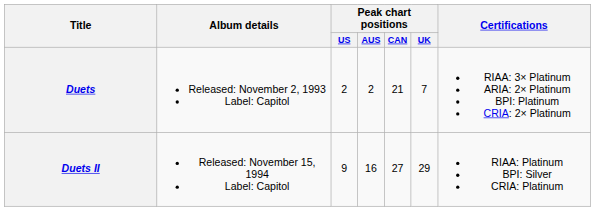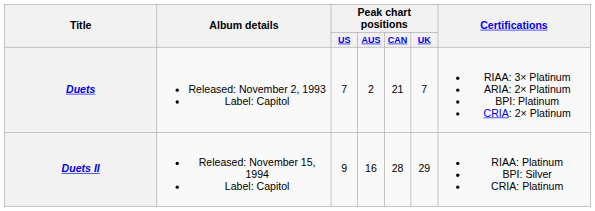(344, 89) 2 -> (344, 89) 7
(398, 169) 27 -> (398, 169) 28
